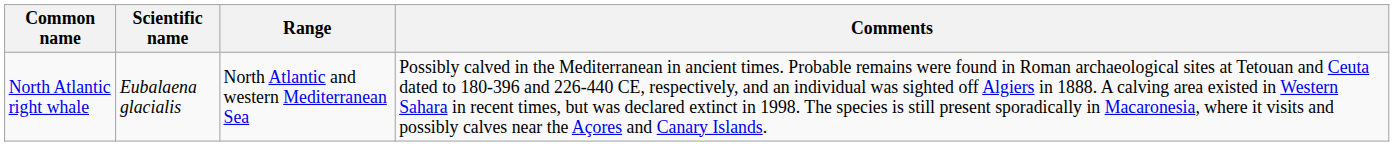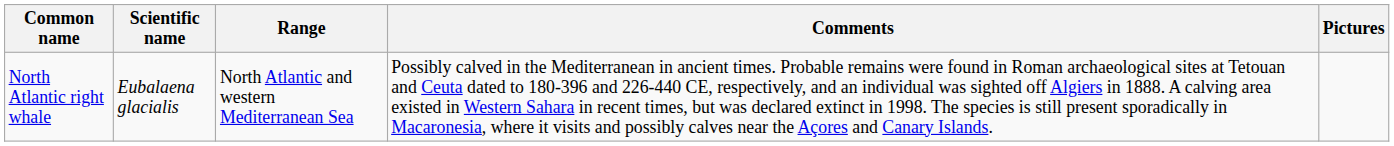+ column: (1354, 28)
